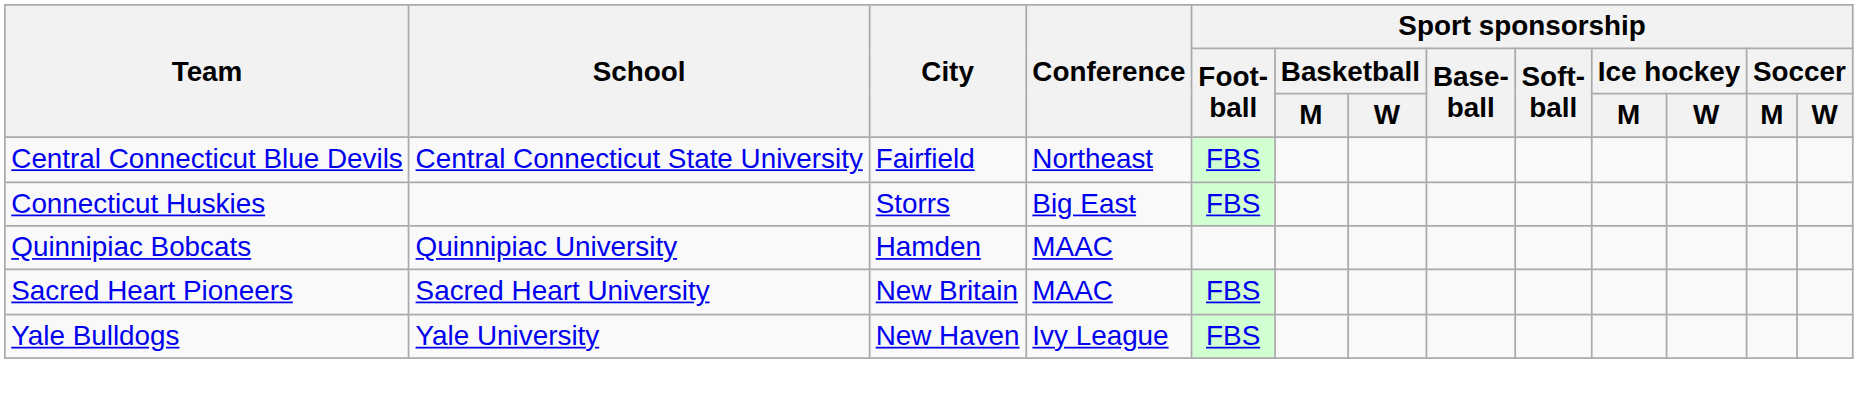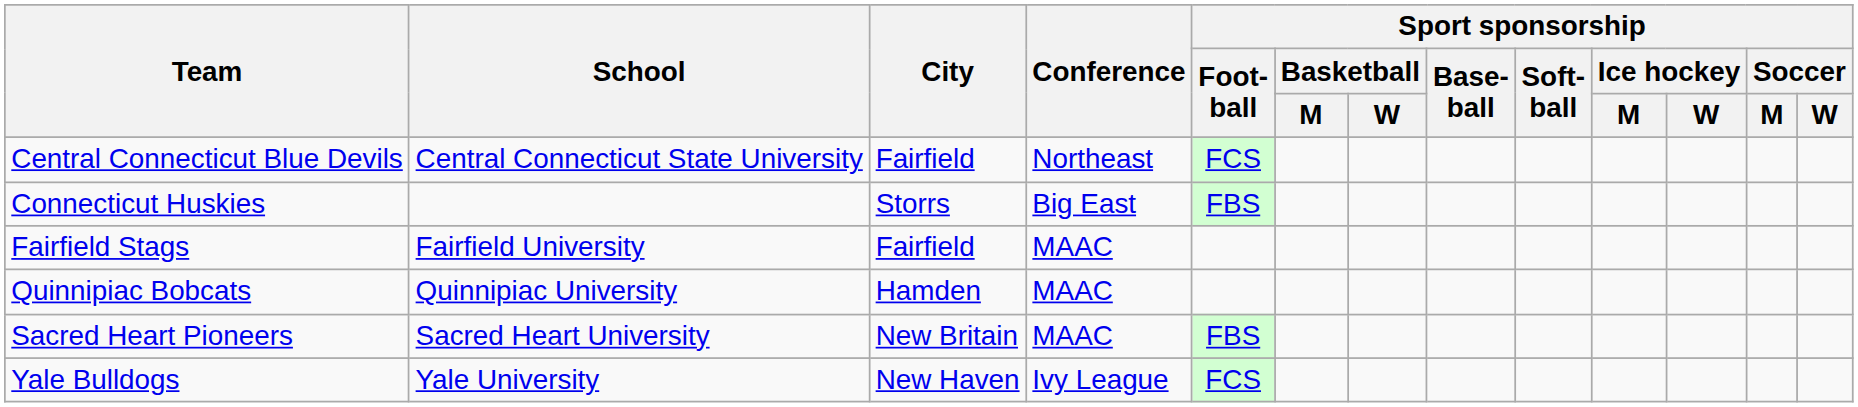(1233, 159) FBS -> (1233, 159) FCS
+ row: (100, 247)
(1233, 335) FBS -> (1233, 379) FCS
